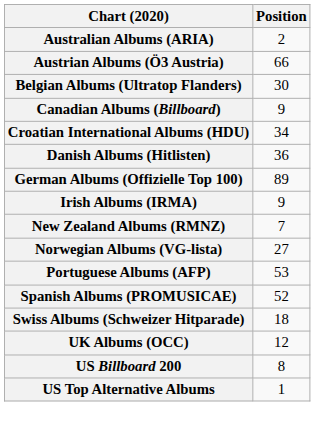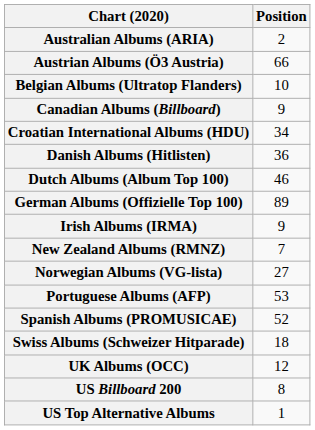(281, 86) 30 -> (281, 86) 10
+ row: (129, 179)
